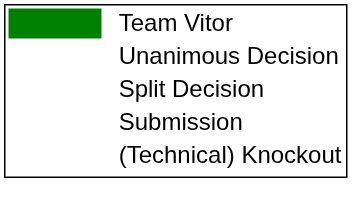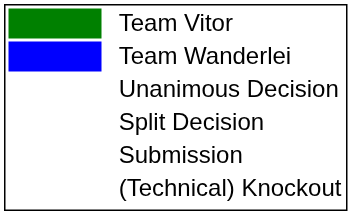+ row: (205, 56)
